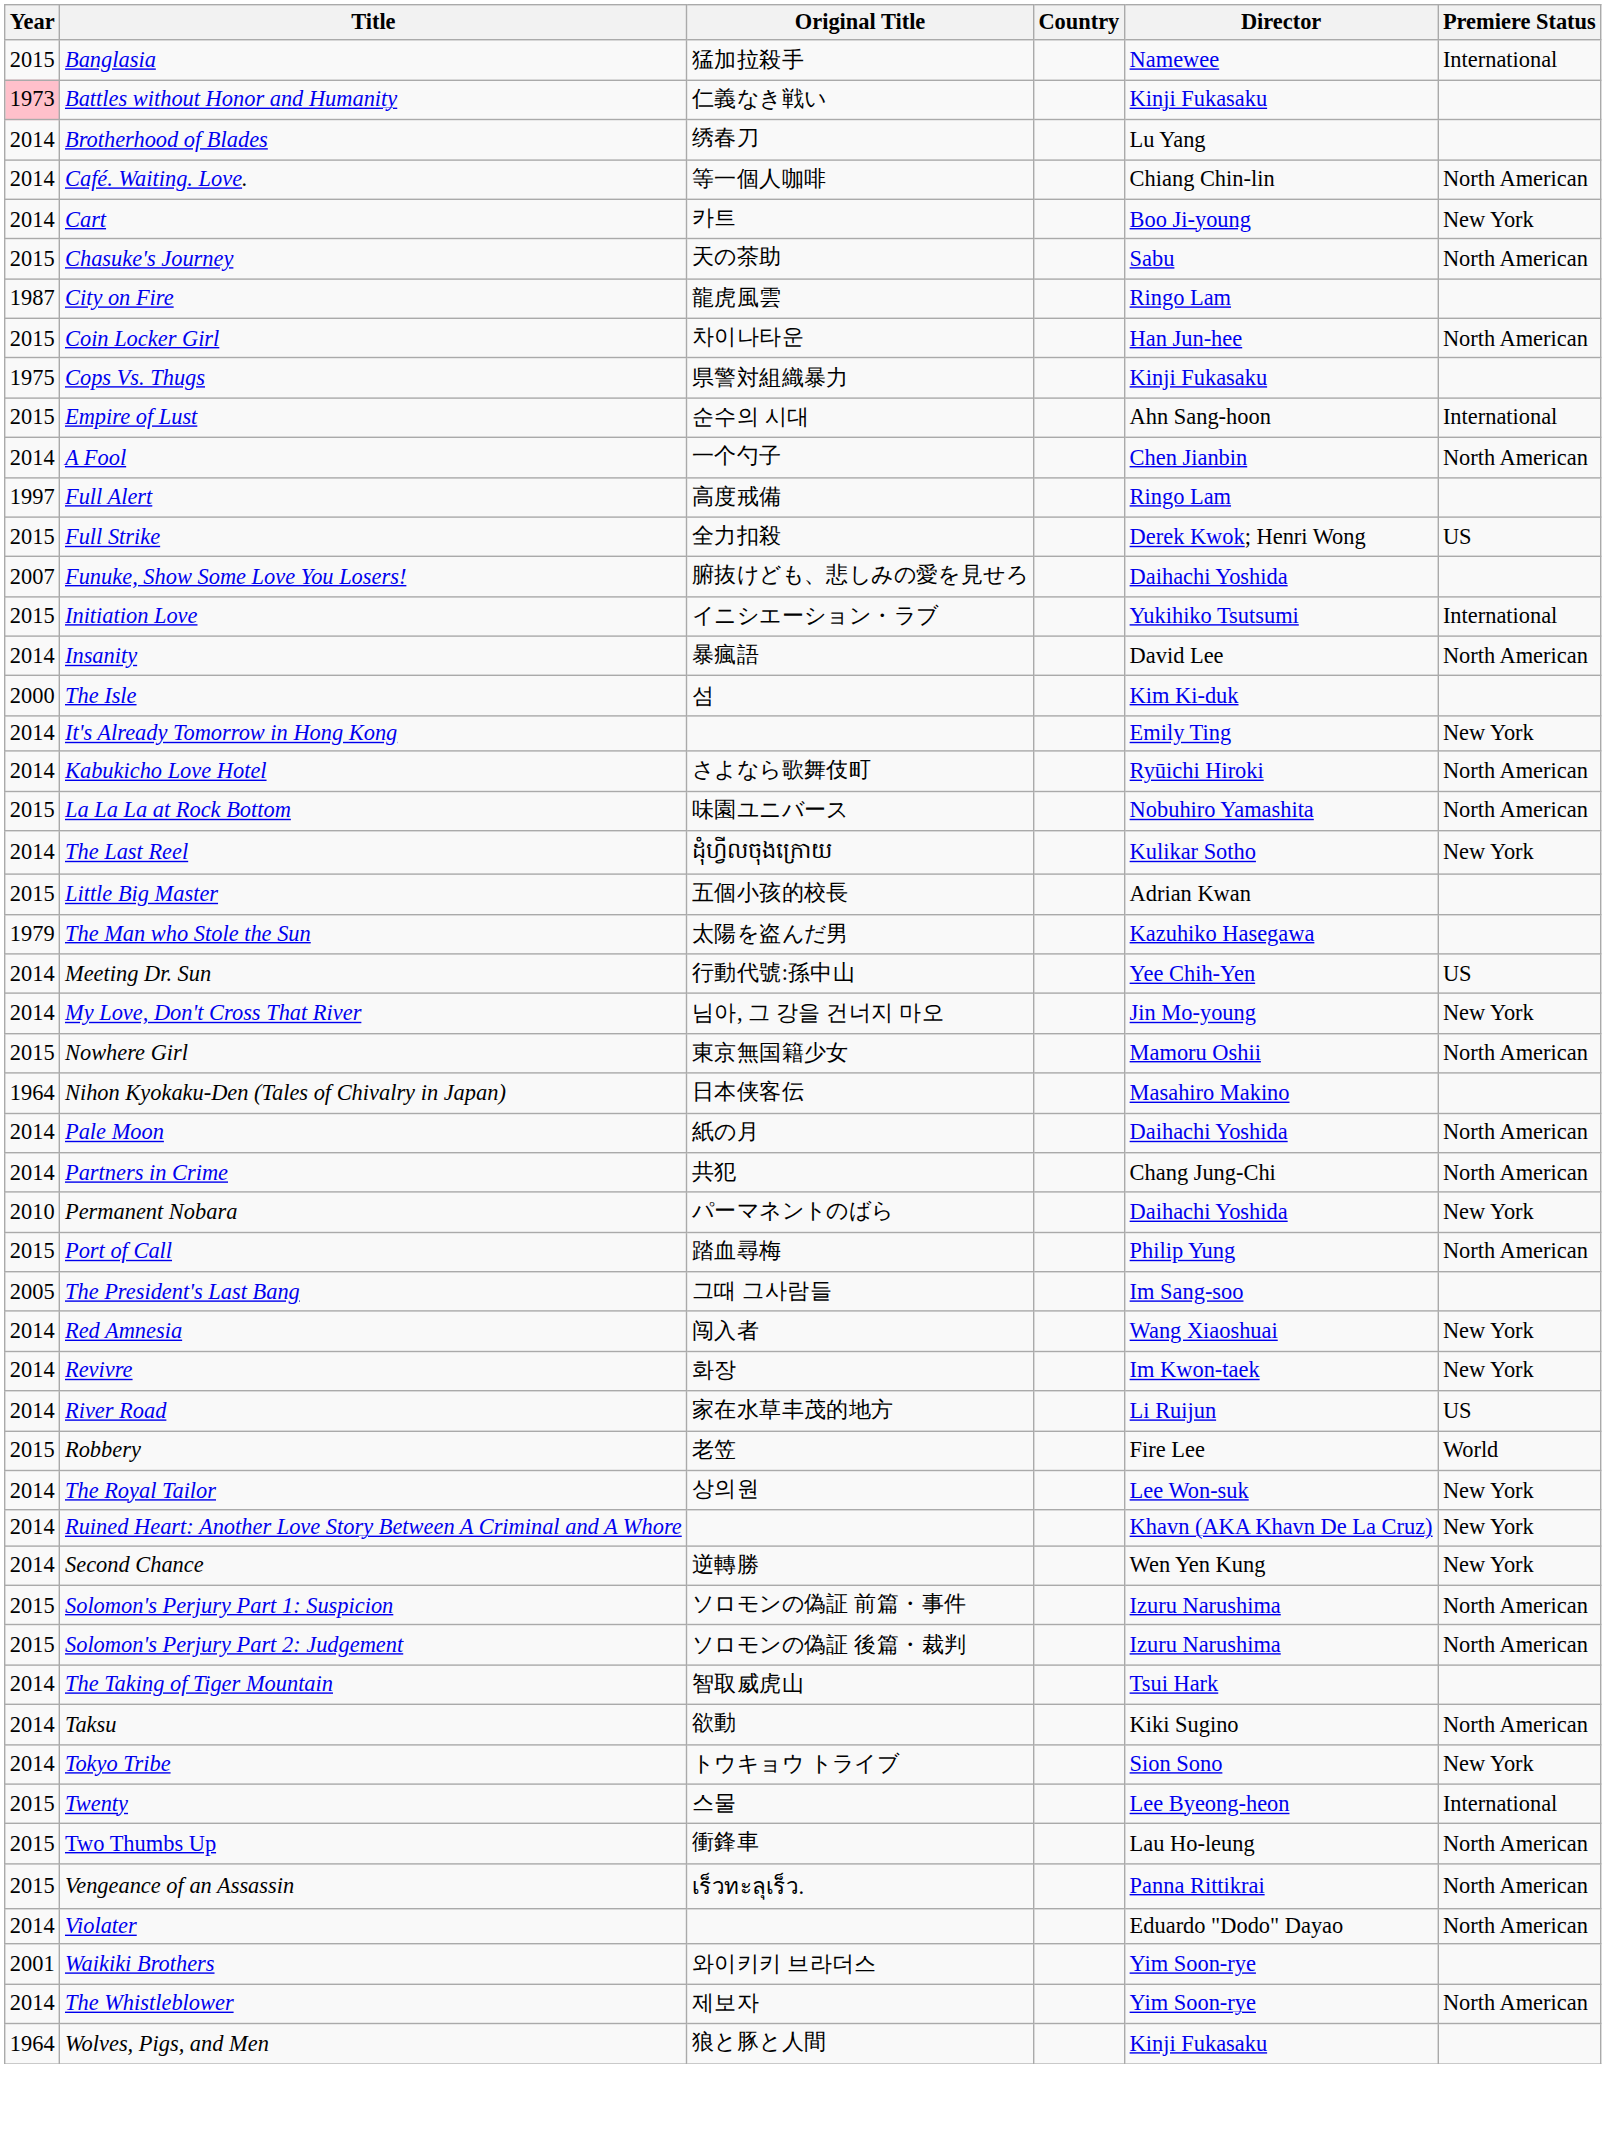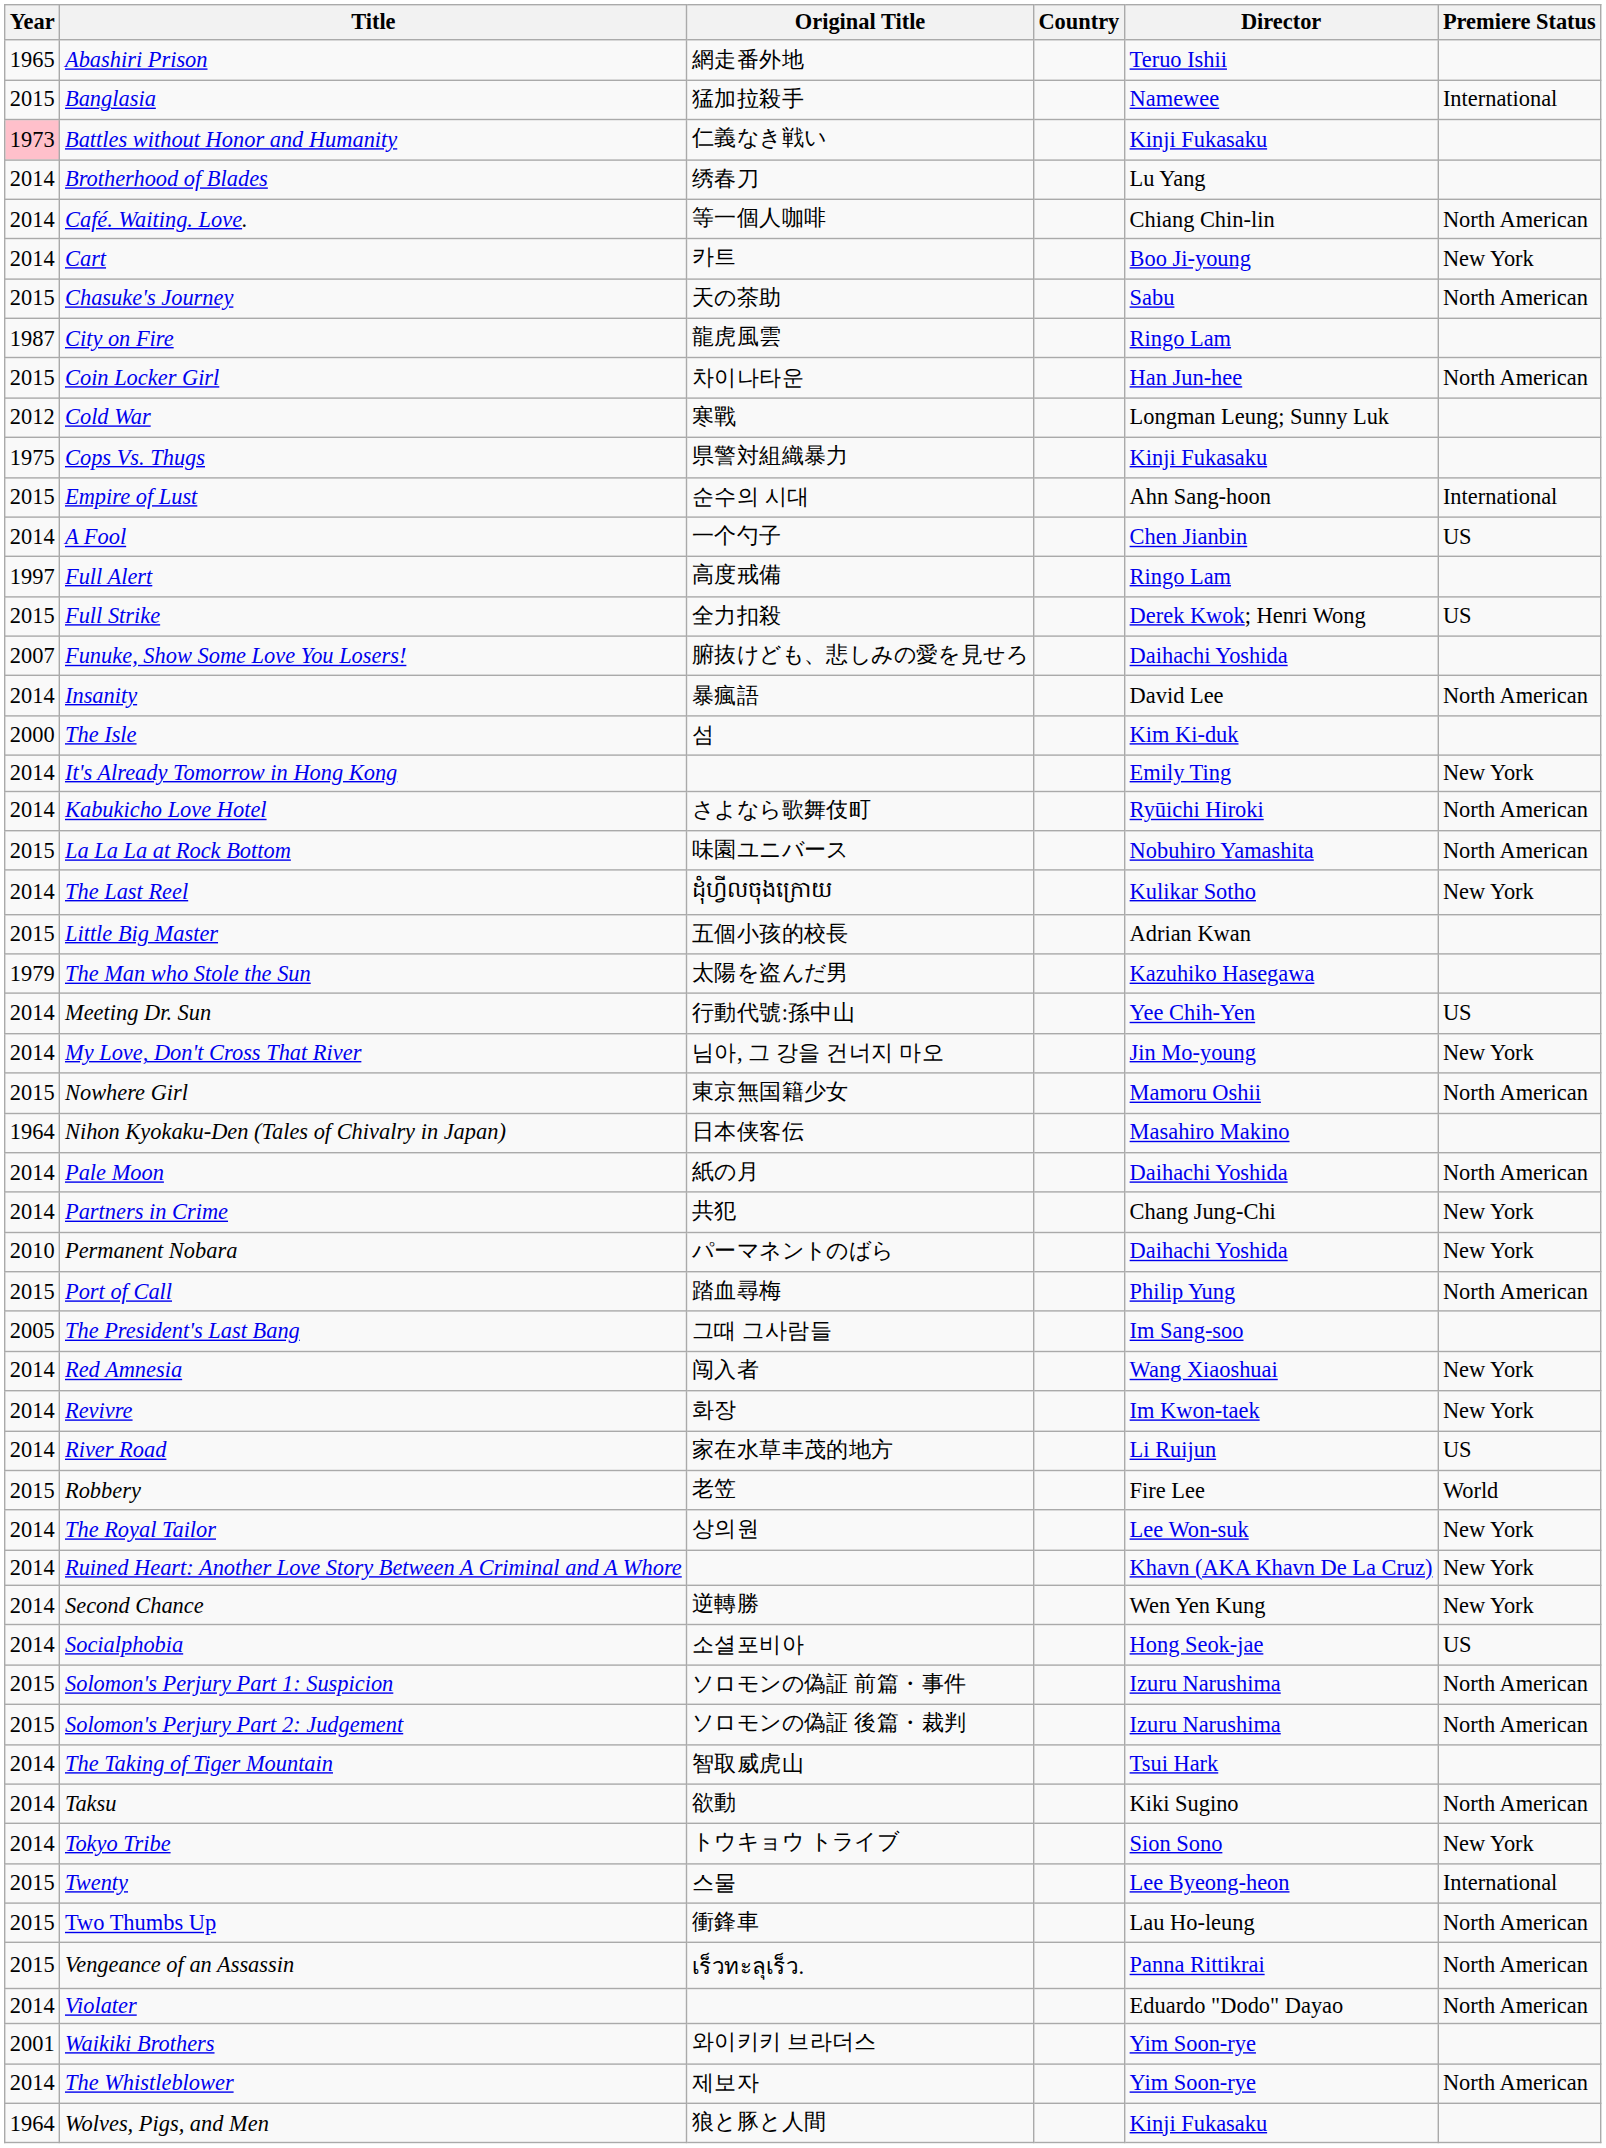+ row: (136, 59)
+ row: (108, 417)
(1515, 457) North American -> (1457, 536) US
- row: (131, 616)
(1515, 1172) North American -> (1488, 1211) New York
+ row: (124, 1644)
